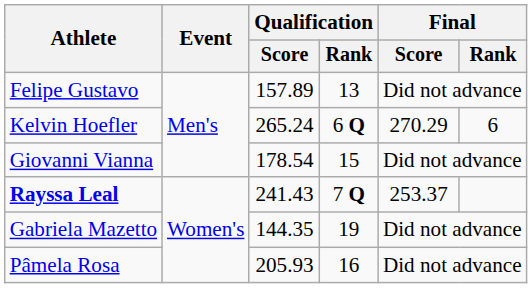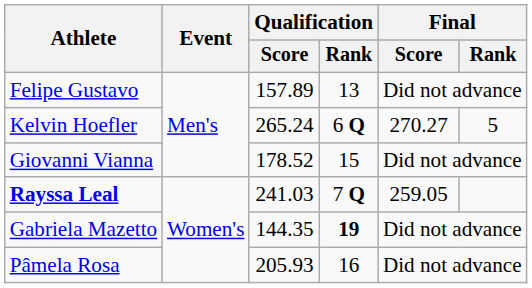(419, 125) 270.29 -> (419, 125) 270.27
(493, 125) 6 -> (493, 125) 5
(285, 160) 178.54 -> (285, 160) 178.52
(285, 195) 241.43 -> (285, 195) 241.03
(419, 195) 253.37 -> (419, 195) 259.05
(349, 229) normal -> (349, 229) bold
